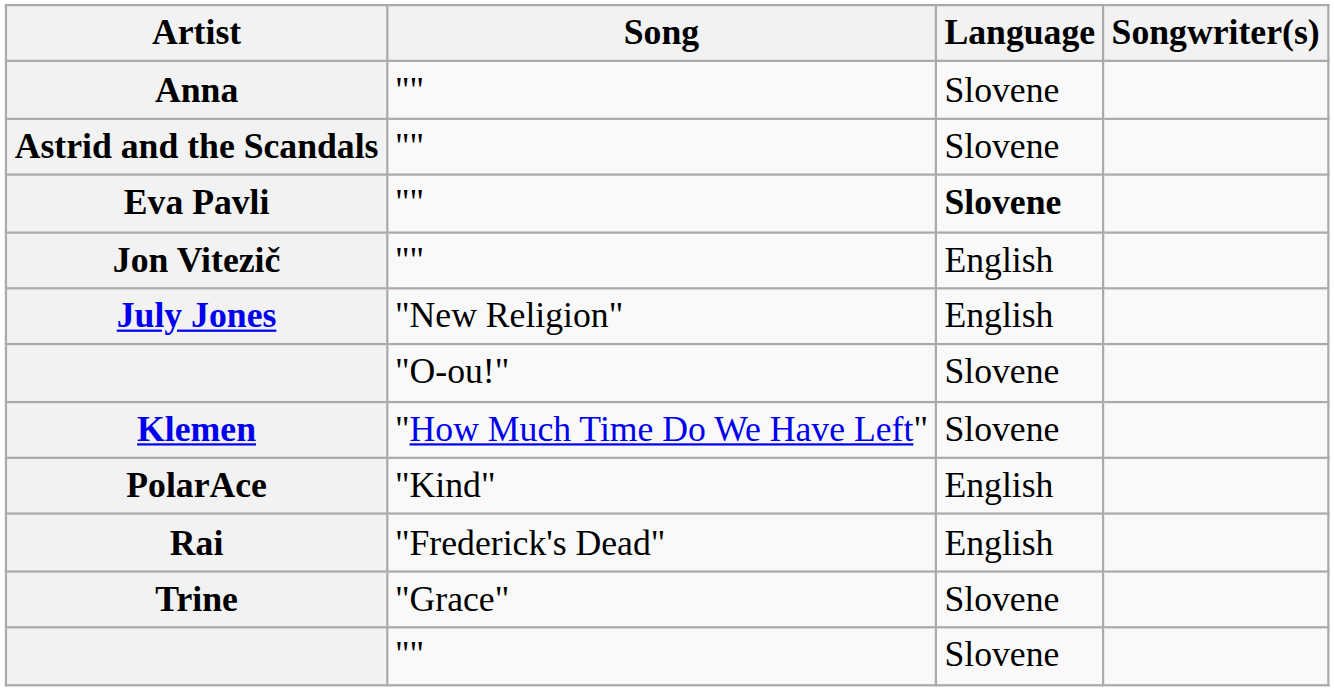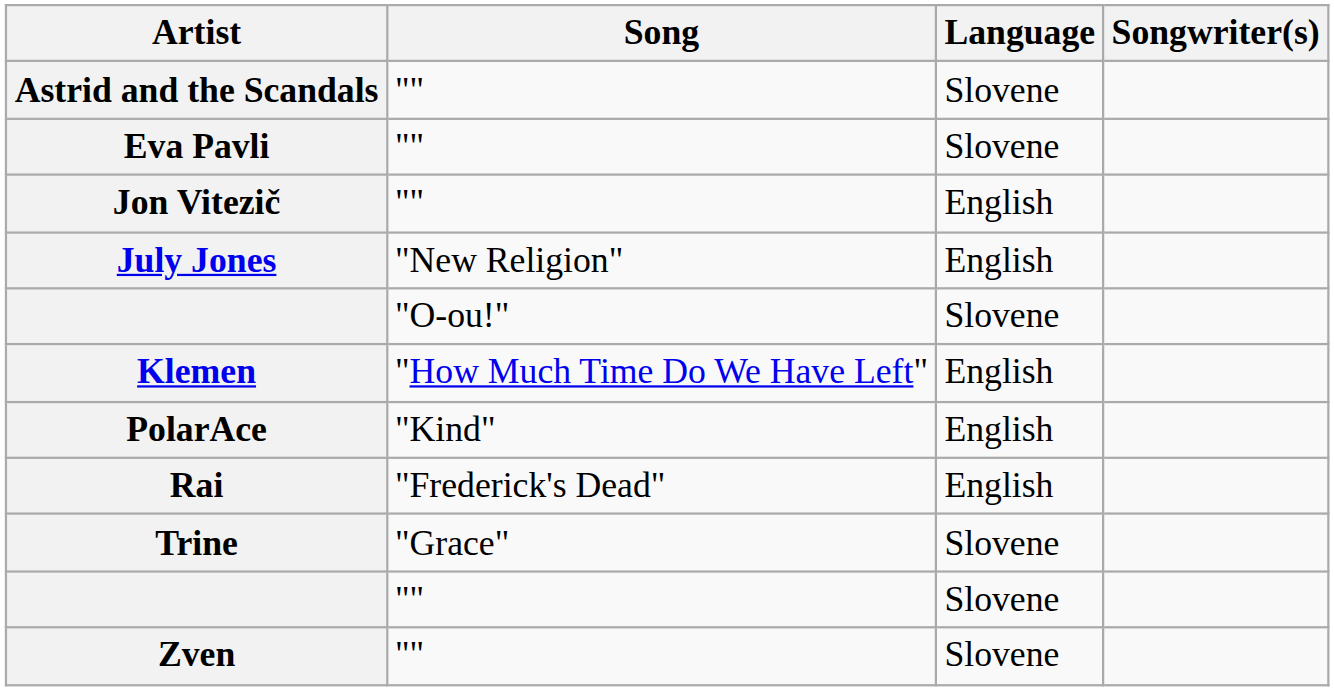- row: (197, 89)
(1003, 202) bold -> (1002, 145) normal
(1002, 428) Slovene -> (999, 372) English
+ row: (197, 655)
